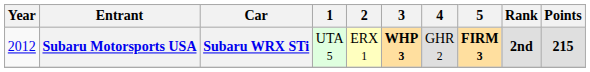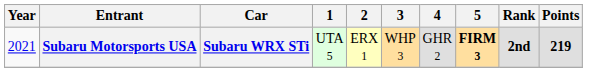(22, 46) 2012 -> (22, 46) 2021
(402, 46) bold -> (400, 46) normal
(563, 46) 215 -> (561, 46) 219
